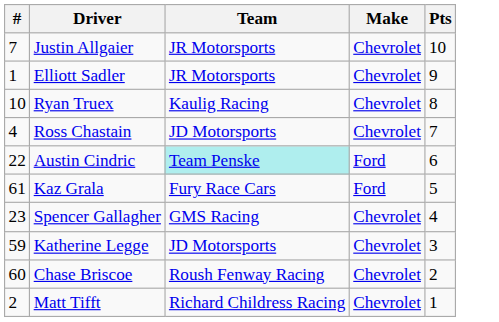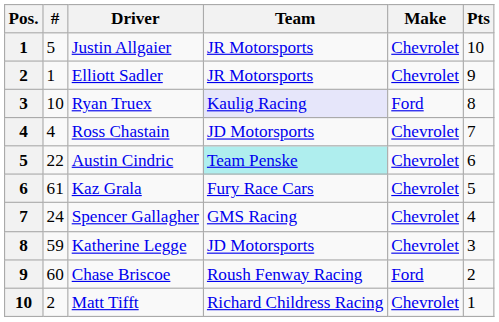+ column: (24, 18)
(13, 47) 7 -> (51, 47) 5
(219, 103) no background -> (257, 103) lavender background
(387, 103) Chevrolet -> (407, 103) Ford
(369, 160) Ford -> (425, 160) Chevrolet
(369, 188) Ford -> (425, 188) Chevrolet
(17, 217) 23 -> (55, 217) 24
(387, 273) Chevrolet -> (407, 273) Ford
